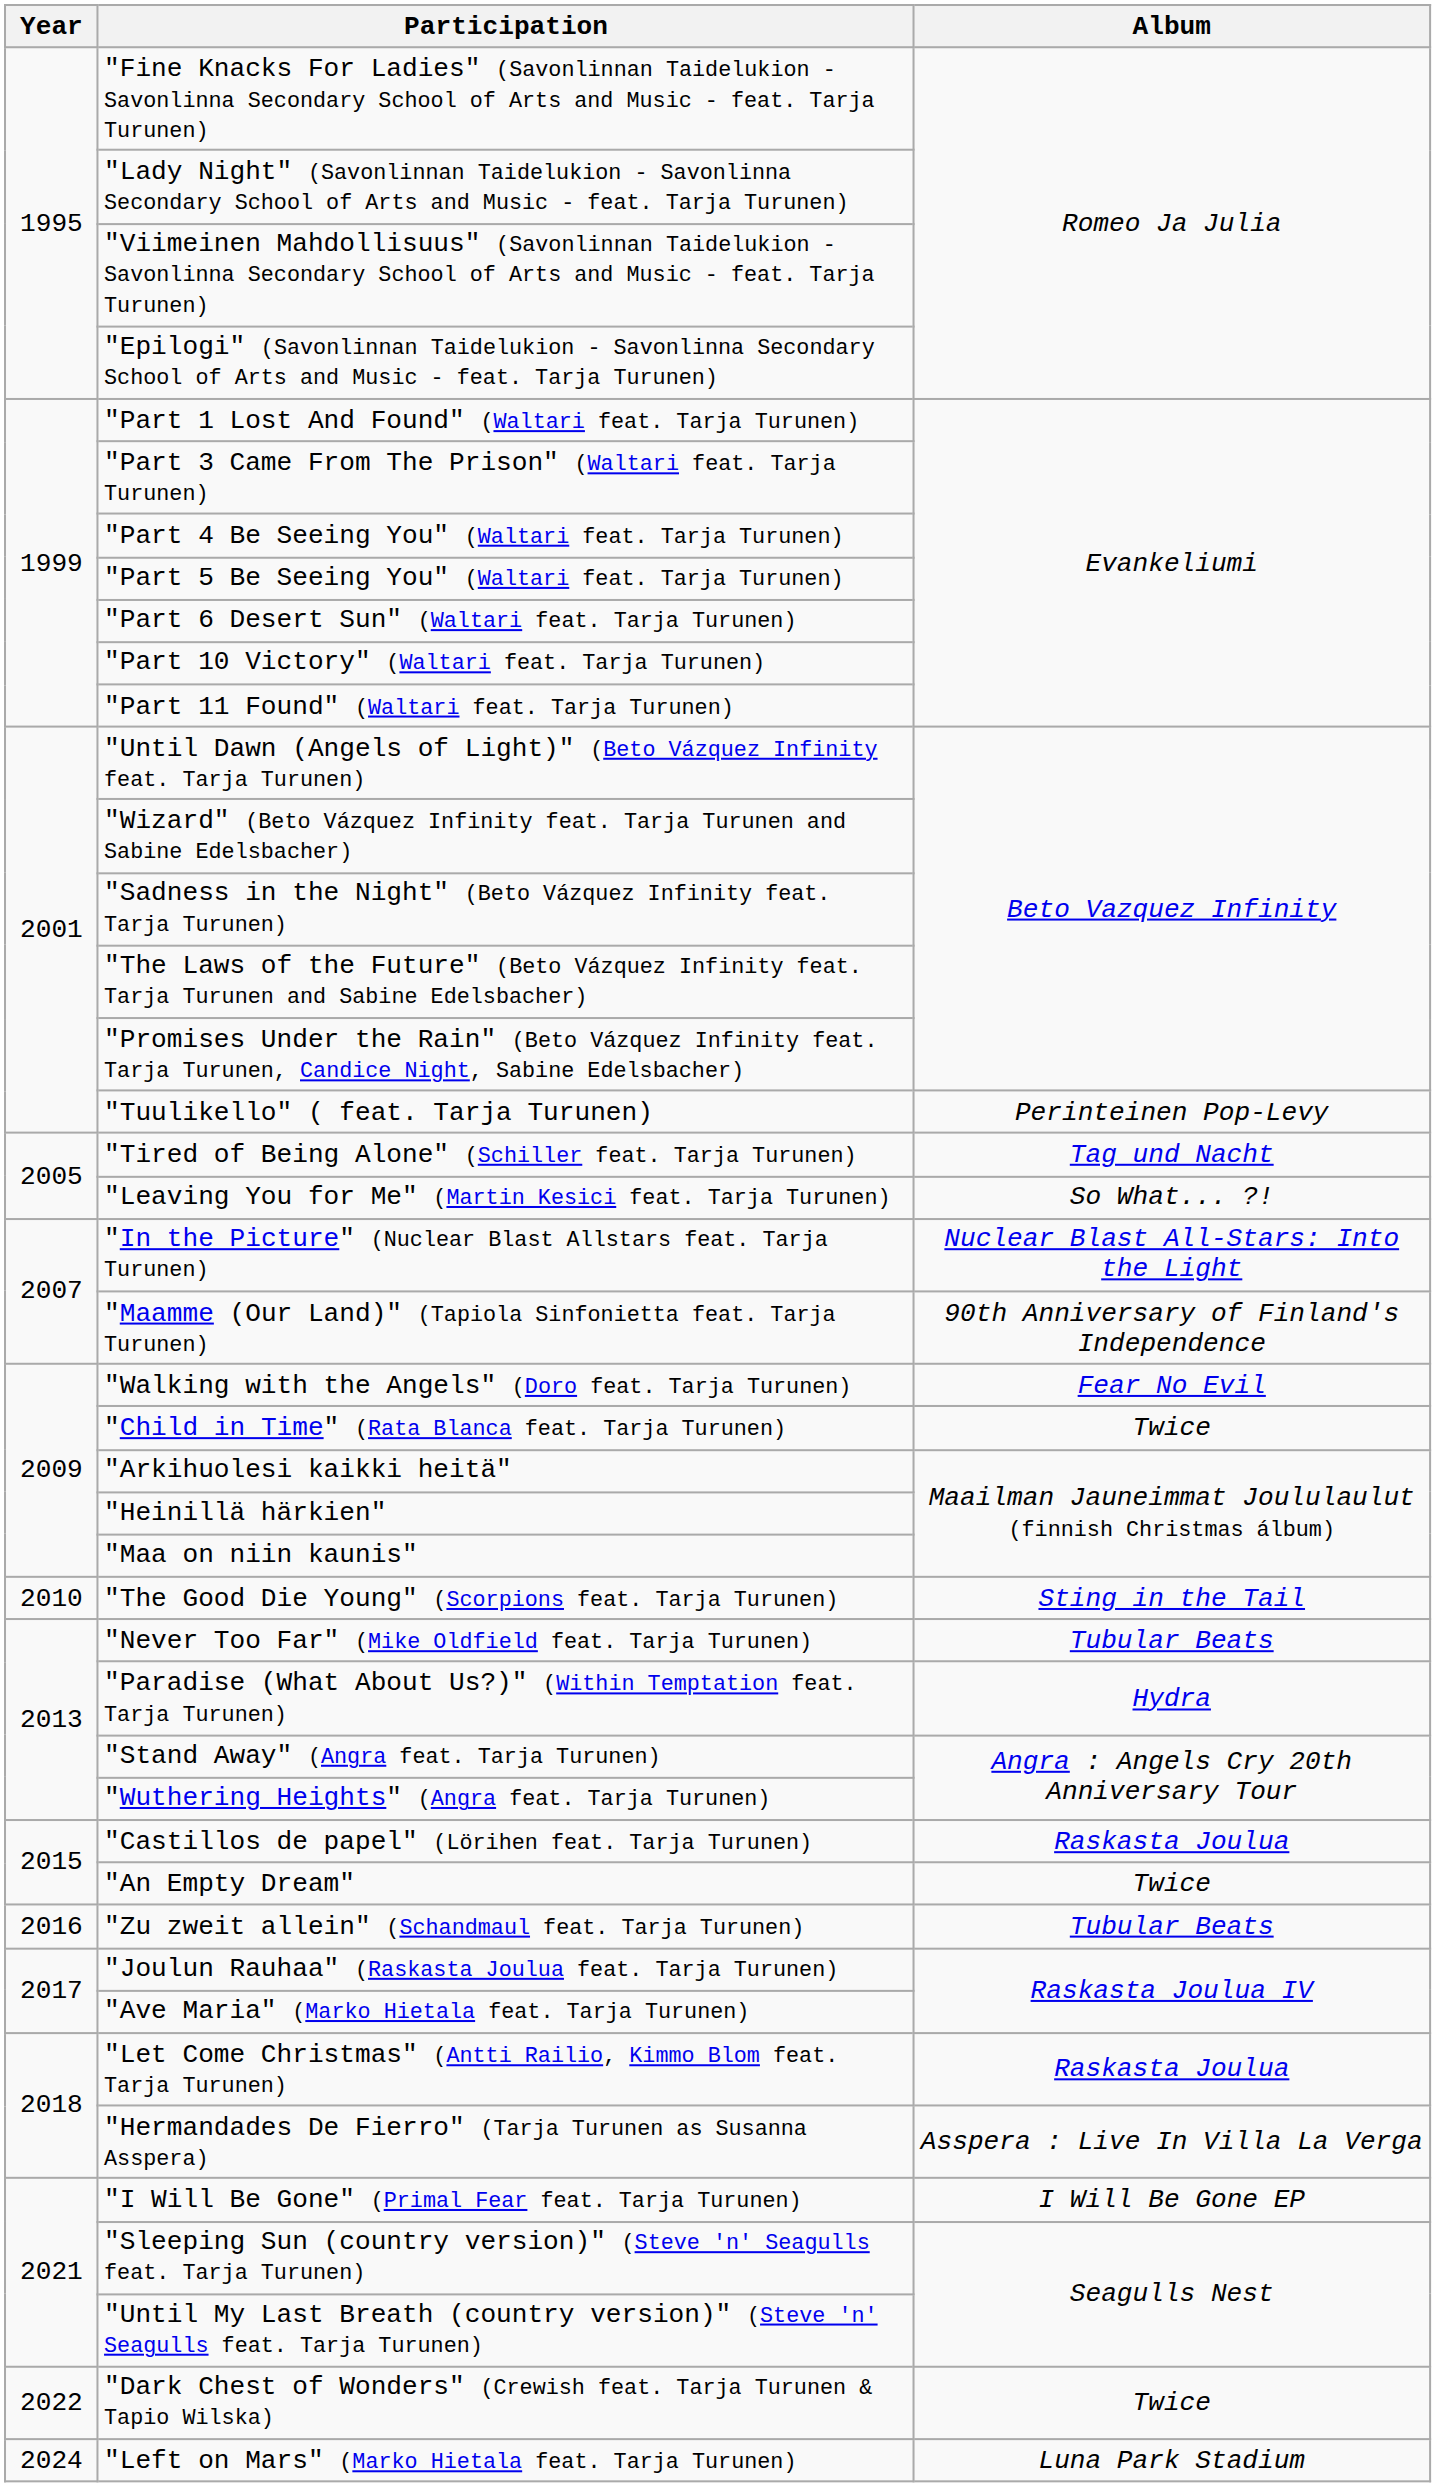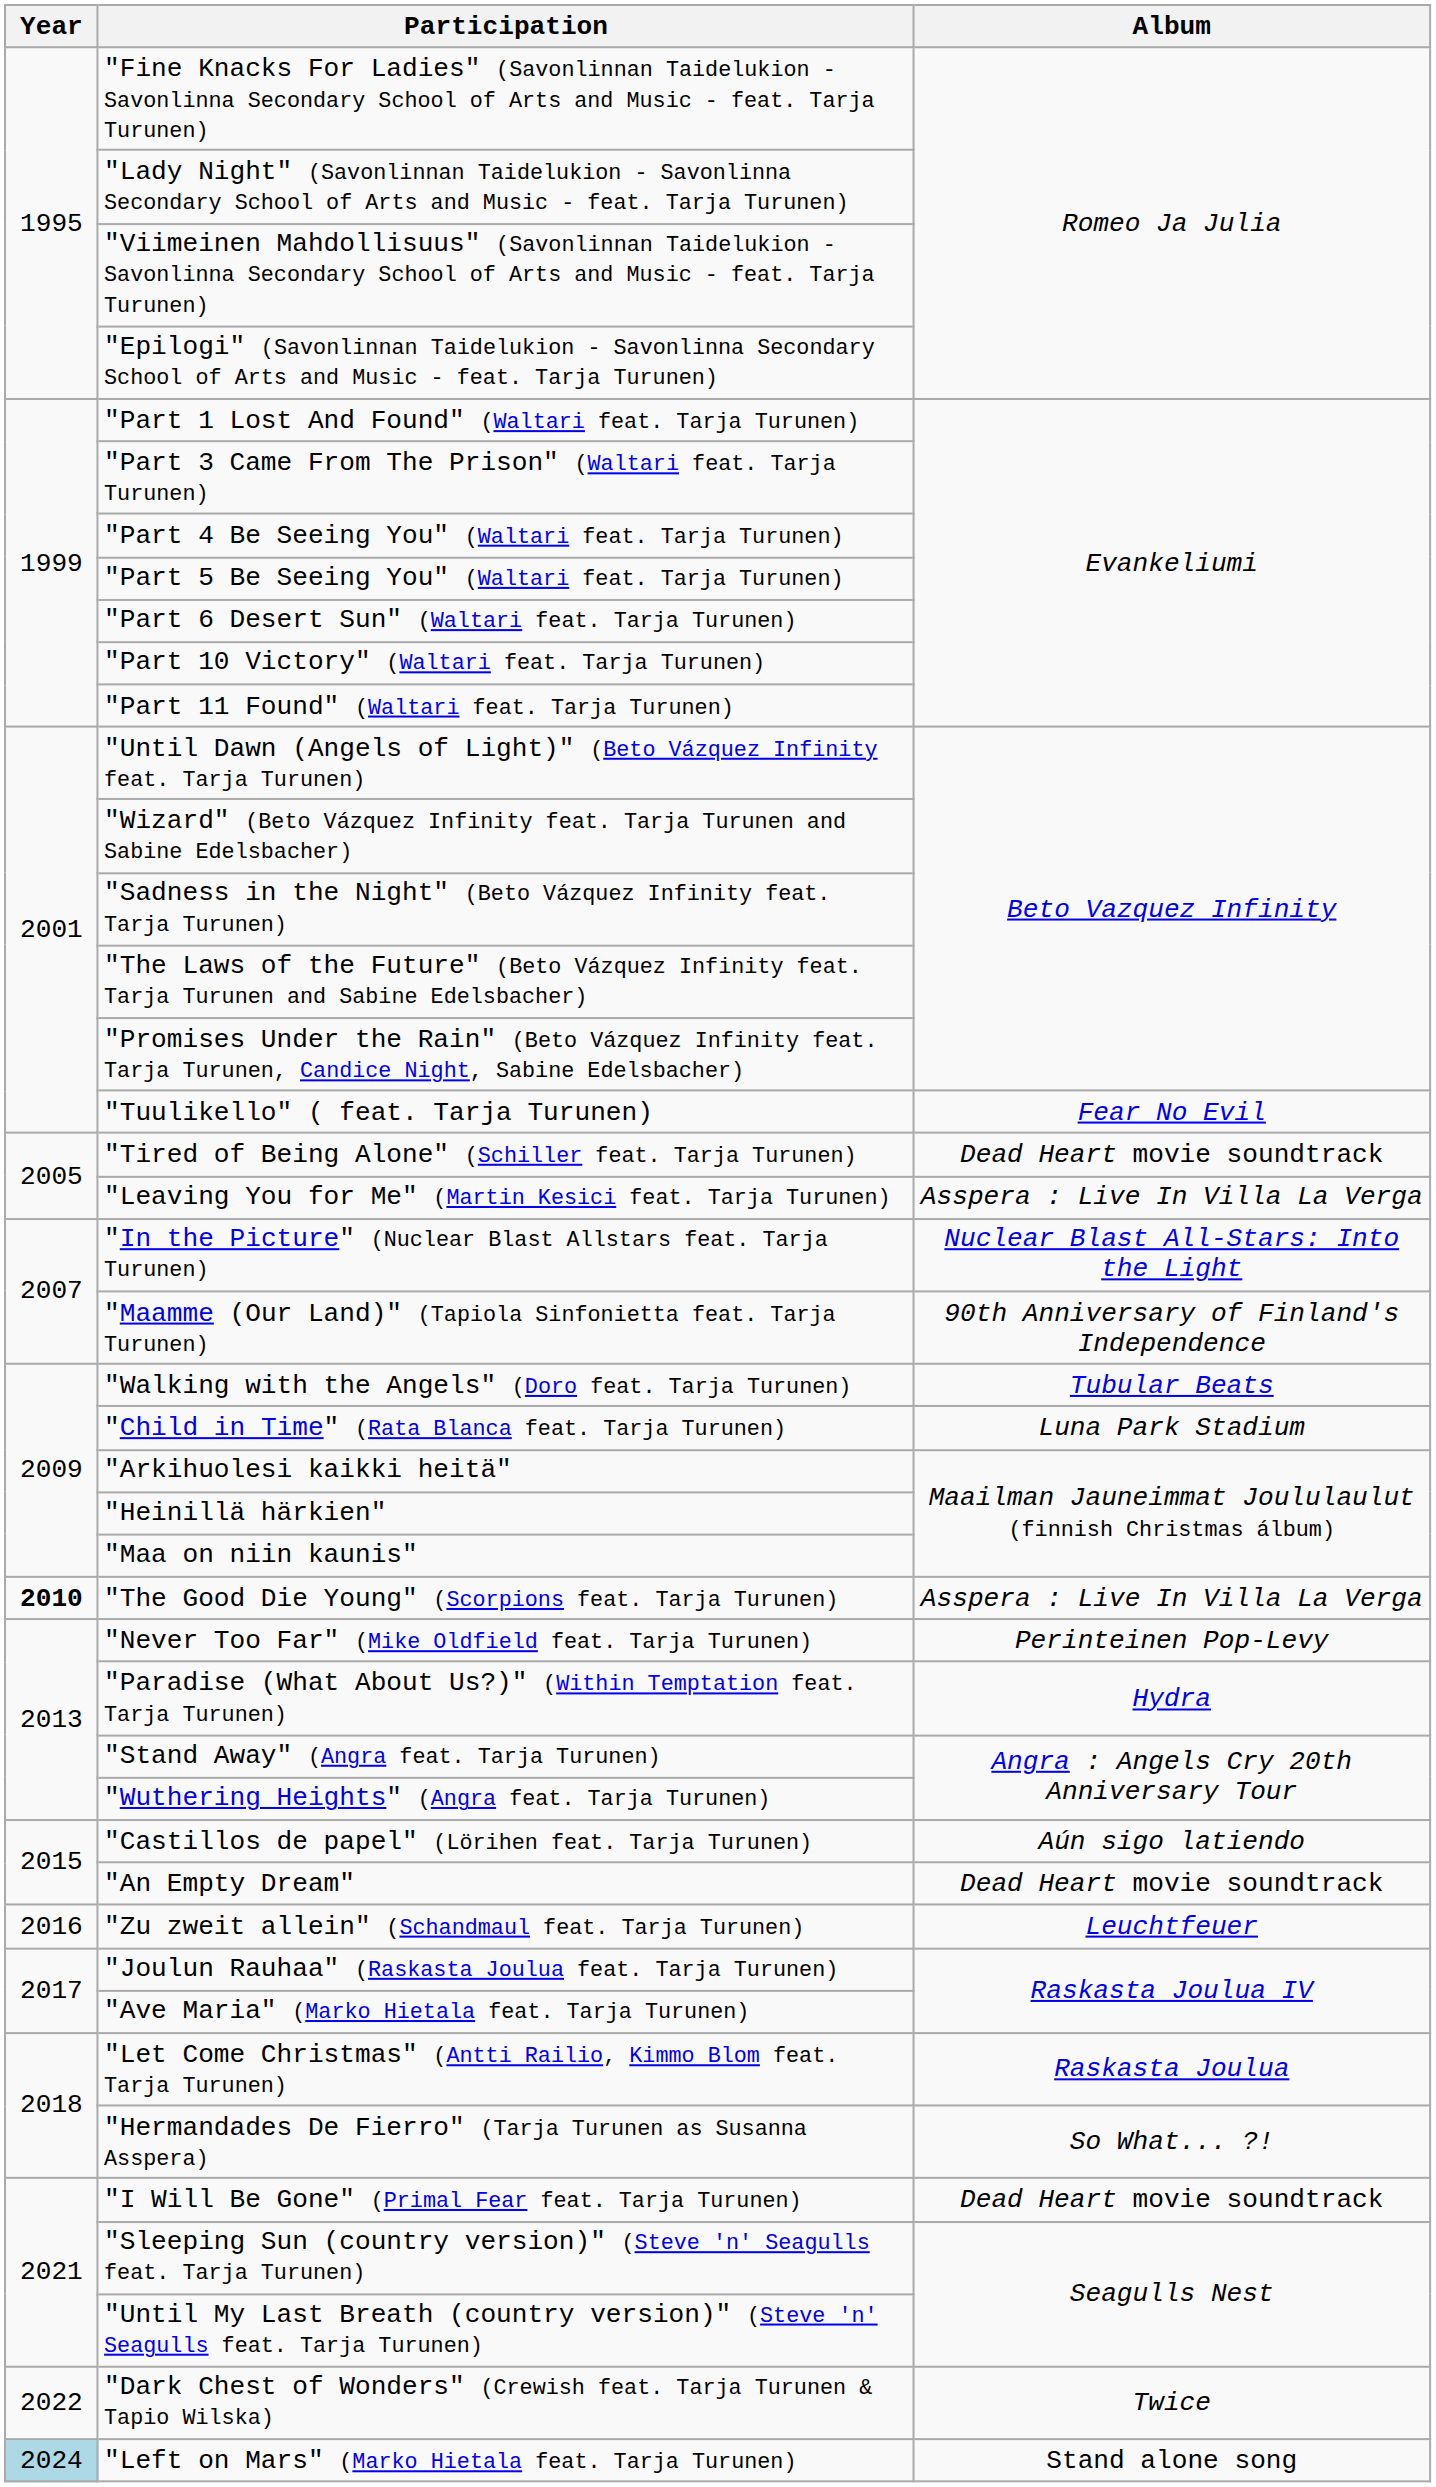(1172, 1112) Perinteinen Pop-Levy -> (1172, 1112) Fear No Evil
(1172, 1155) Tag und Nacht -> (1172, 1155) Dead Heart movie soundtrack
(1172, 1197) So What... ?! -> (1172, 1197) Asspera : Live In Villa La Verga
(1172, 1385) Fear No Evil -> (1172, 1385) Tubular Beats
(1172, 1428) Twice -> (1172, 1428) Luna Park Stadium
(51, 1598) normal -> (51, 1598) bold
(1172, 1598) Sting in the Tail -> (1172, 1598) Asspera : Live In Villa La Verga
(1172, 1641) Tubular Beats -> (1172, 1641) Perinteinen Pop-Levy
(1172, 1841) Raskasta Joulua -> (1172, 1841) Aún sigo latiendo
(1172, 1884) Twice -> (1172, 1884) Dead Heart movie soundtrack
(1172, 1927) Tubular Beats -> (1172, 1927) Leuchtfeuer
(1172, 2142) Asspera : Live In Villa La Verga -> (1172, 2142) So What... ?!
(1172, 2200) I Will Be Gone EP -> (1172, 2200) Dead Heart movie soundtrack
(51, 2461) no background -> (51, 2461) lightblue background
(1172, 2461) Luna Park Stadium -> (1172, 2461) Stand alone song
